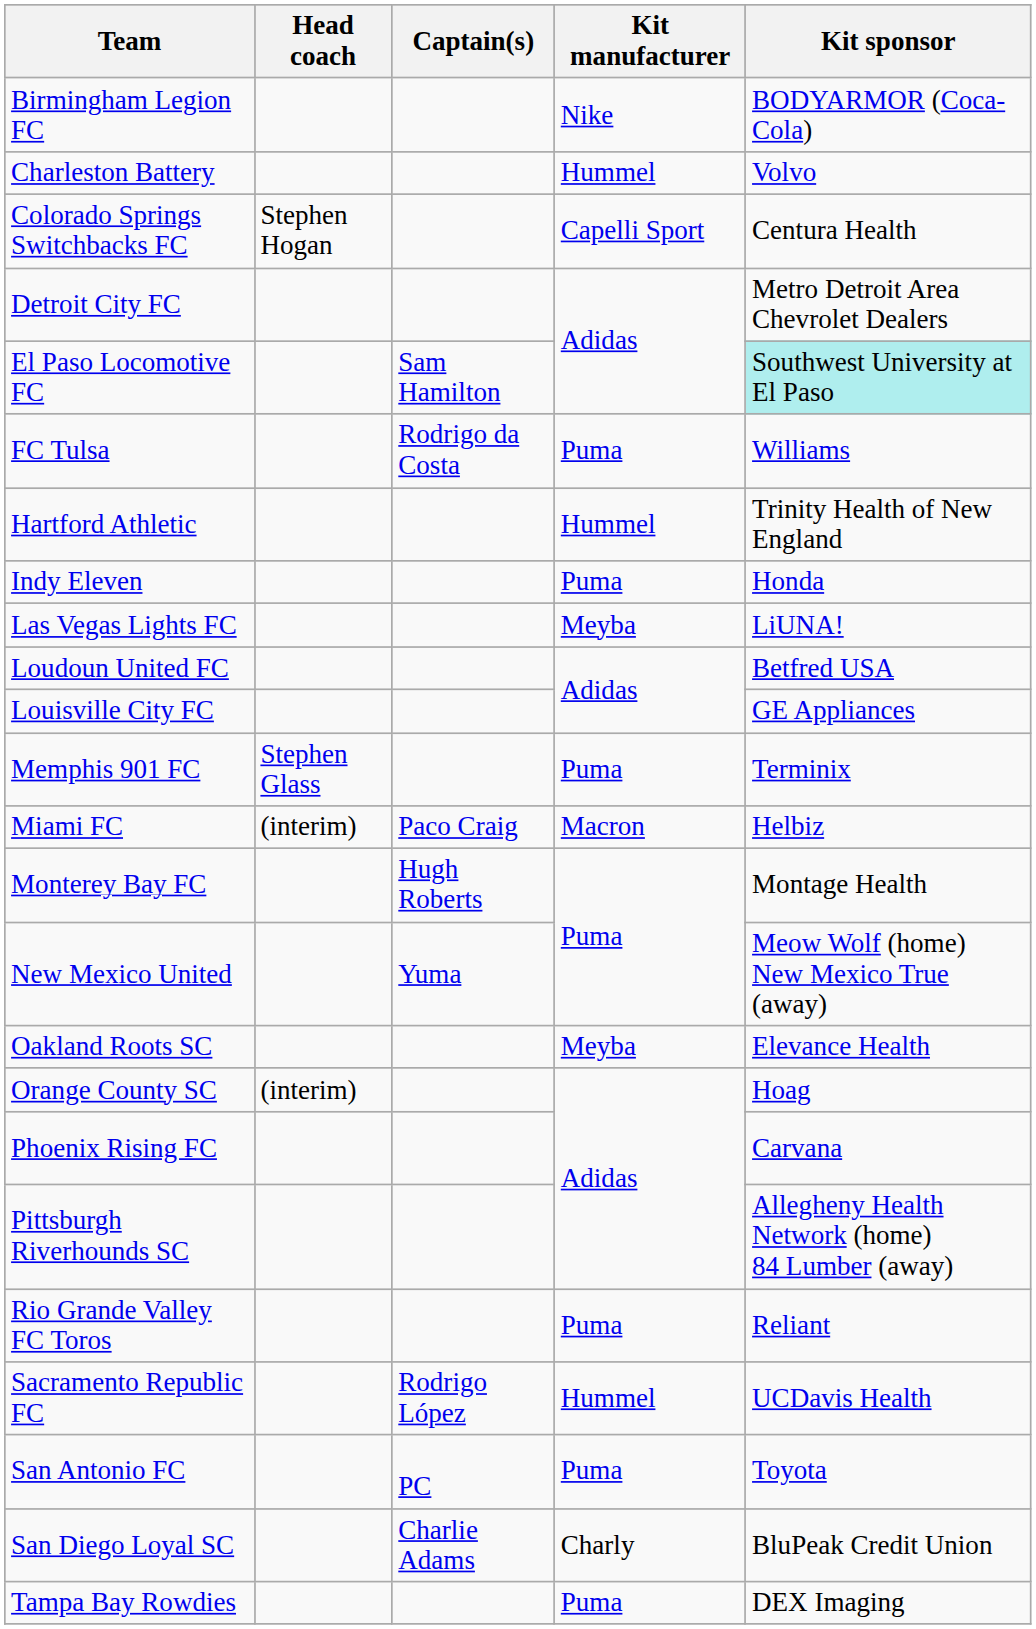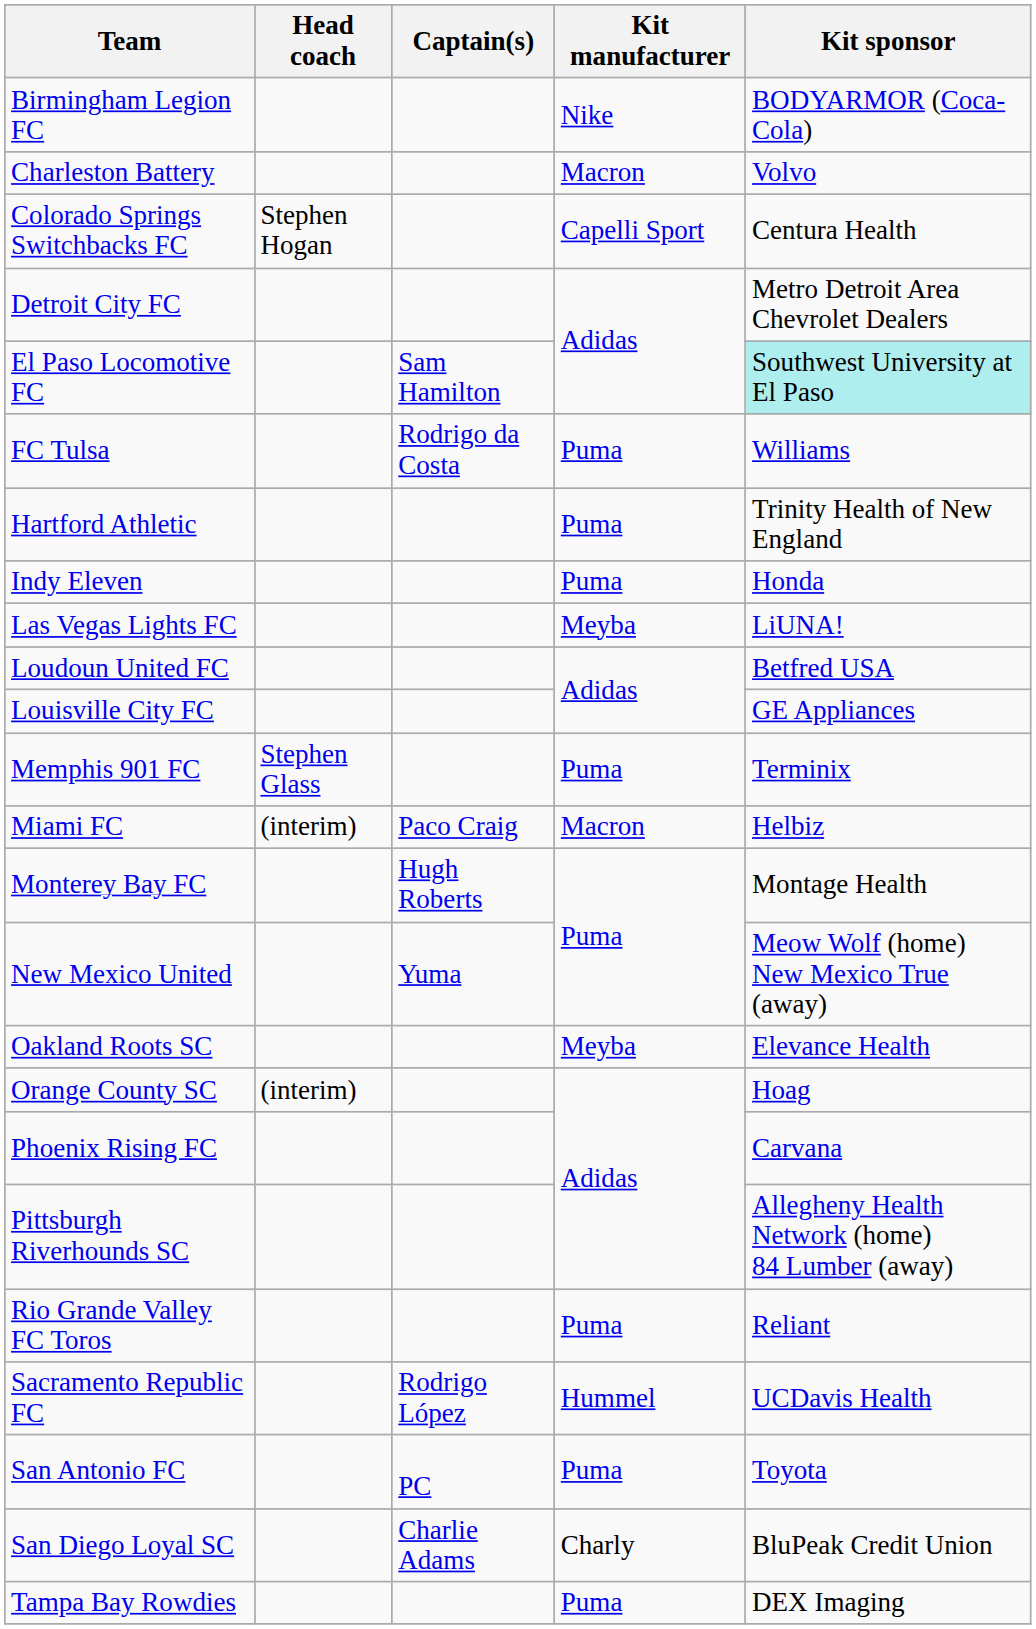(608, 172) Hummel -> (603, 172) Macron
(608, 523) Hummel -> (592, 523) Puma
